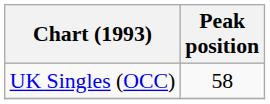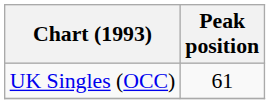(222, 80) 58 -> (222, 80) 61
